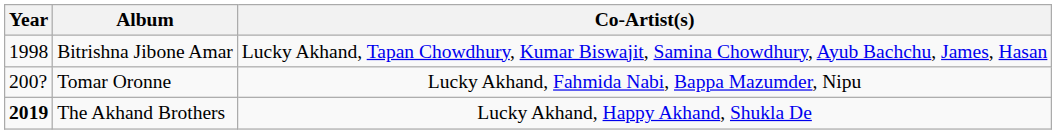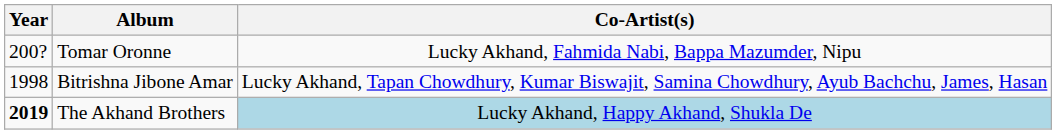rows swapped: (145, 50) <-> (114, 81)
(645, 112) no background -> (645, 112) lightblue background
